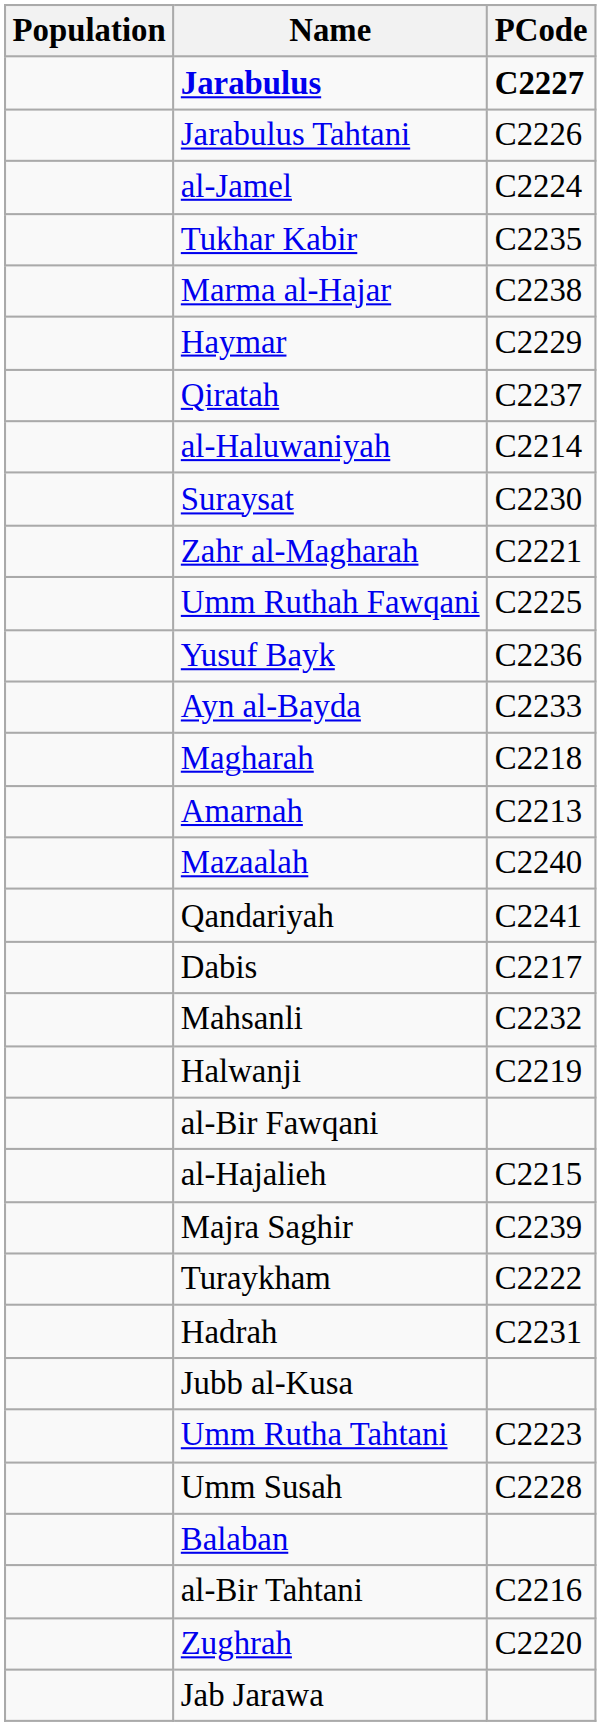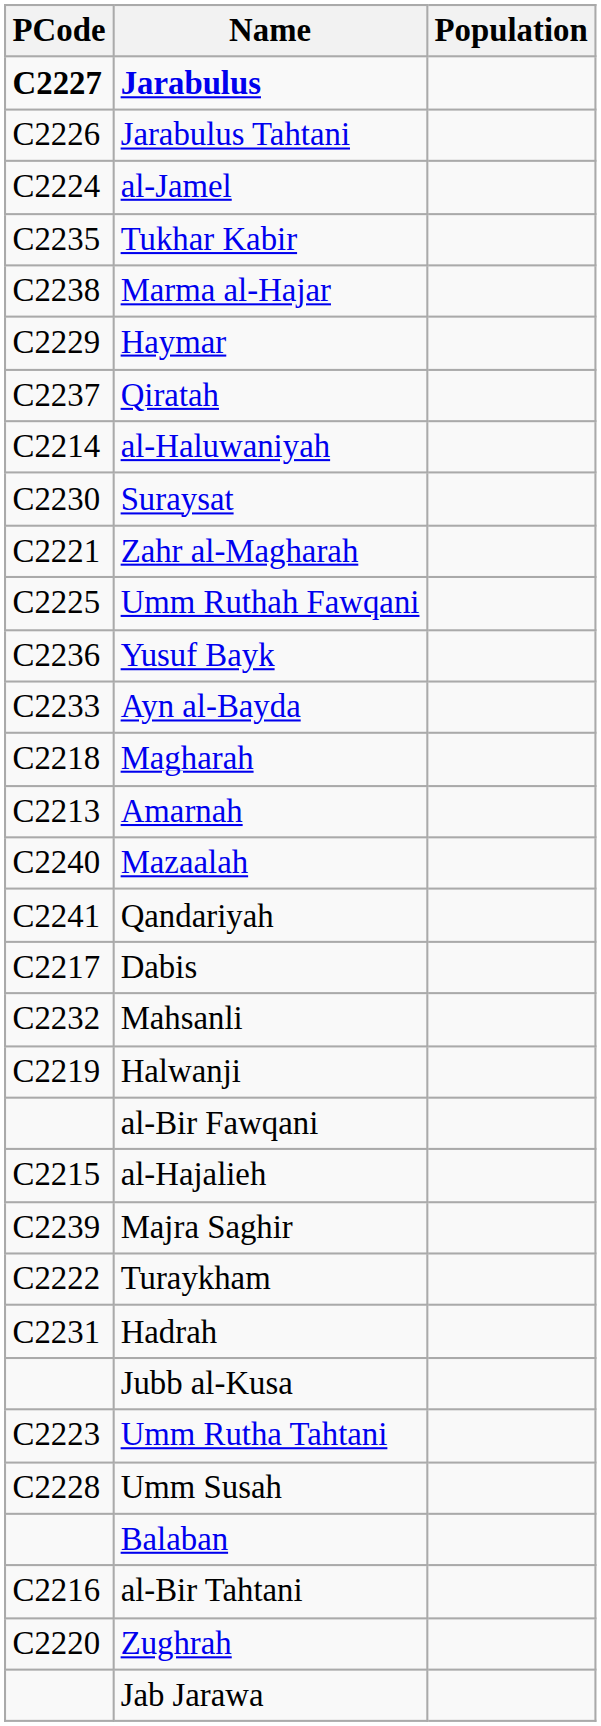columns swapped: (541, 30) <-> (89, 30)
